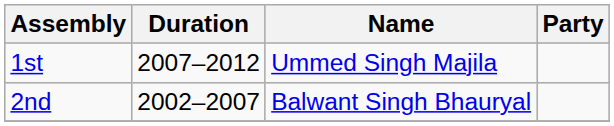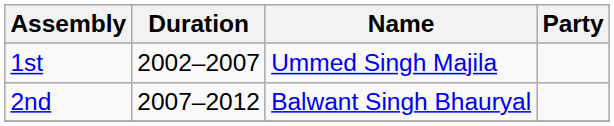(199, 62) 2007–2012 -> (199, 62) 2002–2007
(199, 101) 2002–2007 -> (199, 101) 2007–2012
